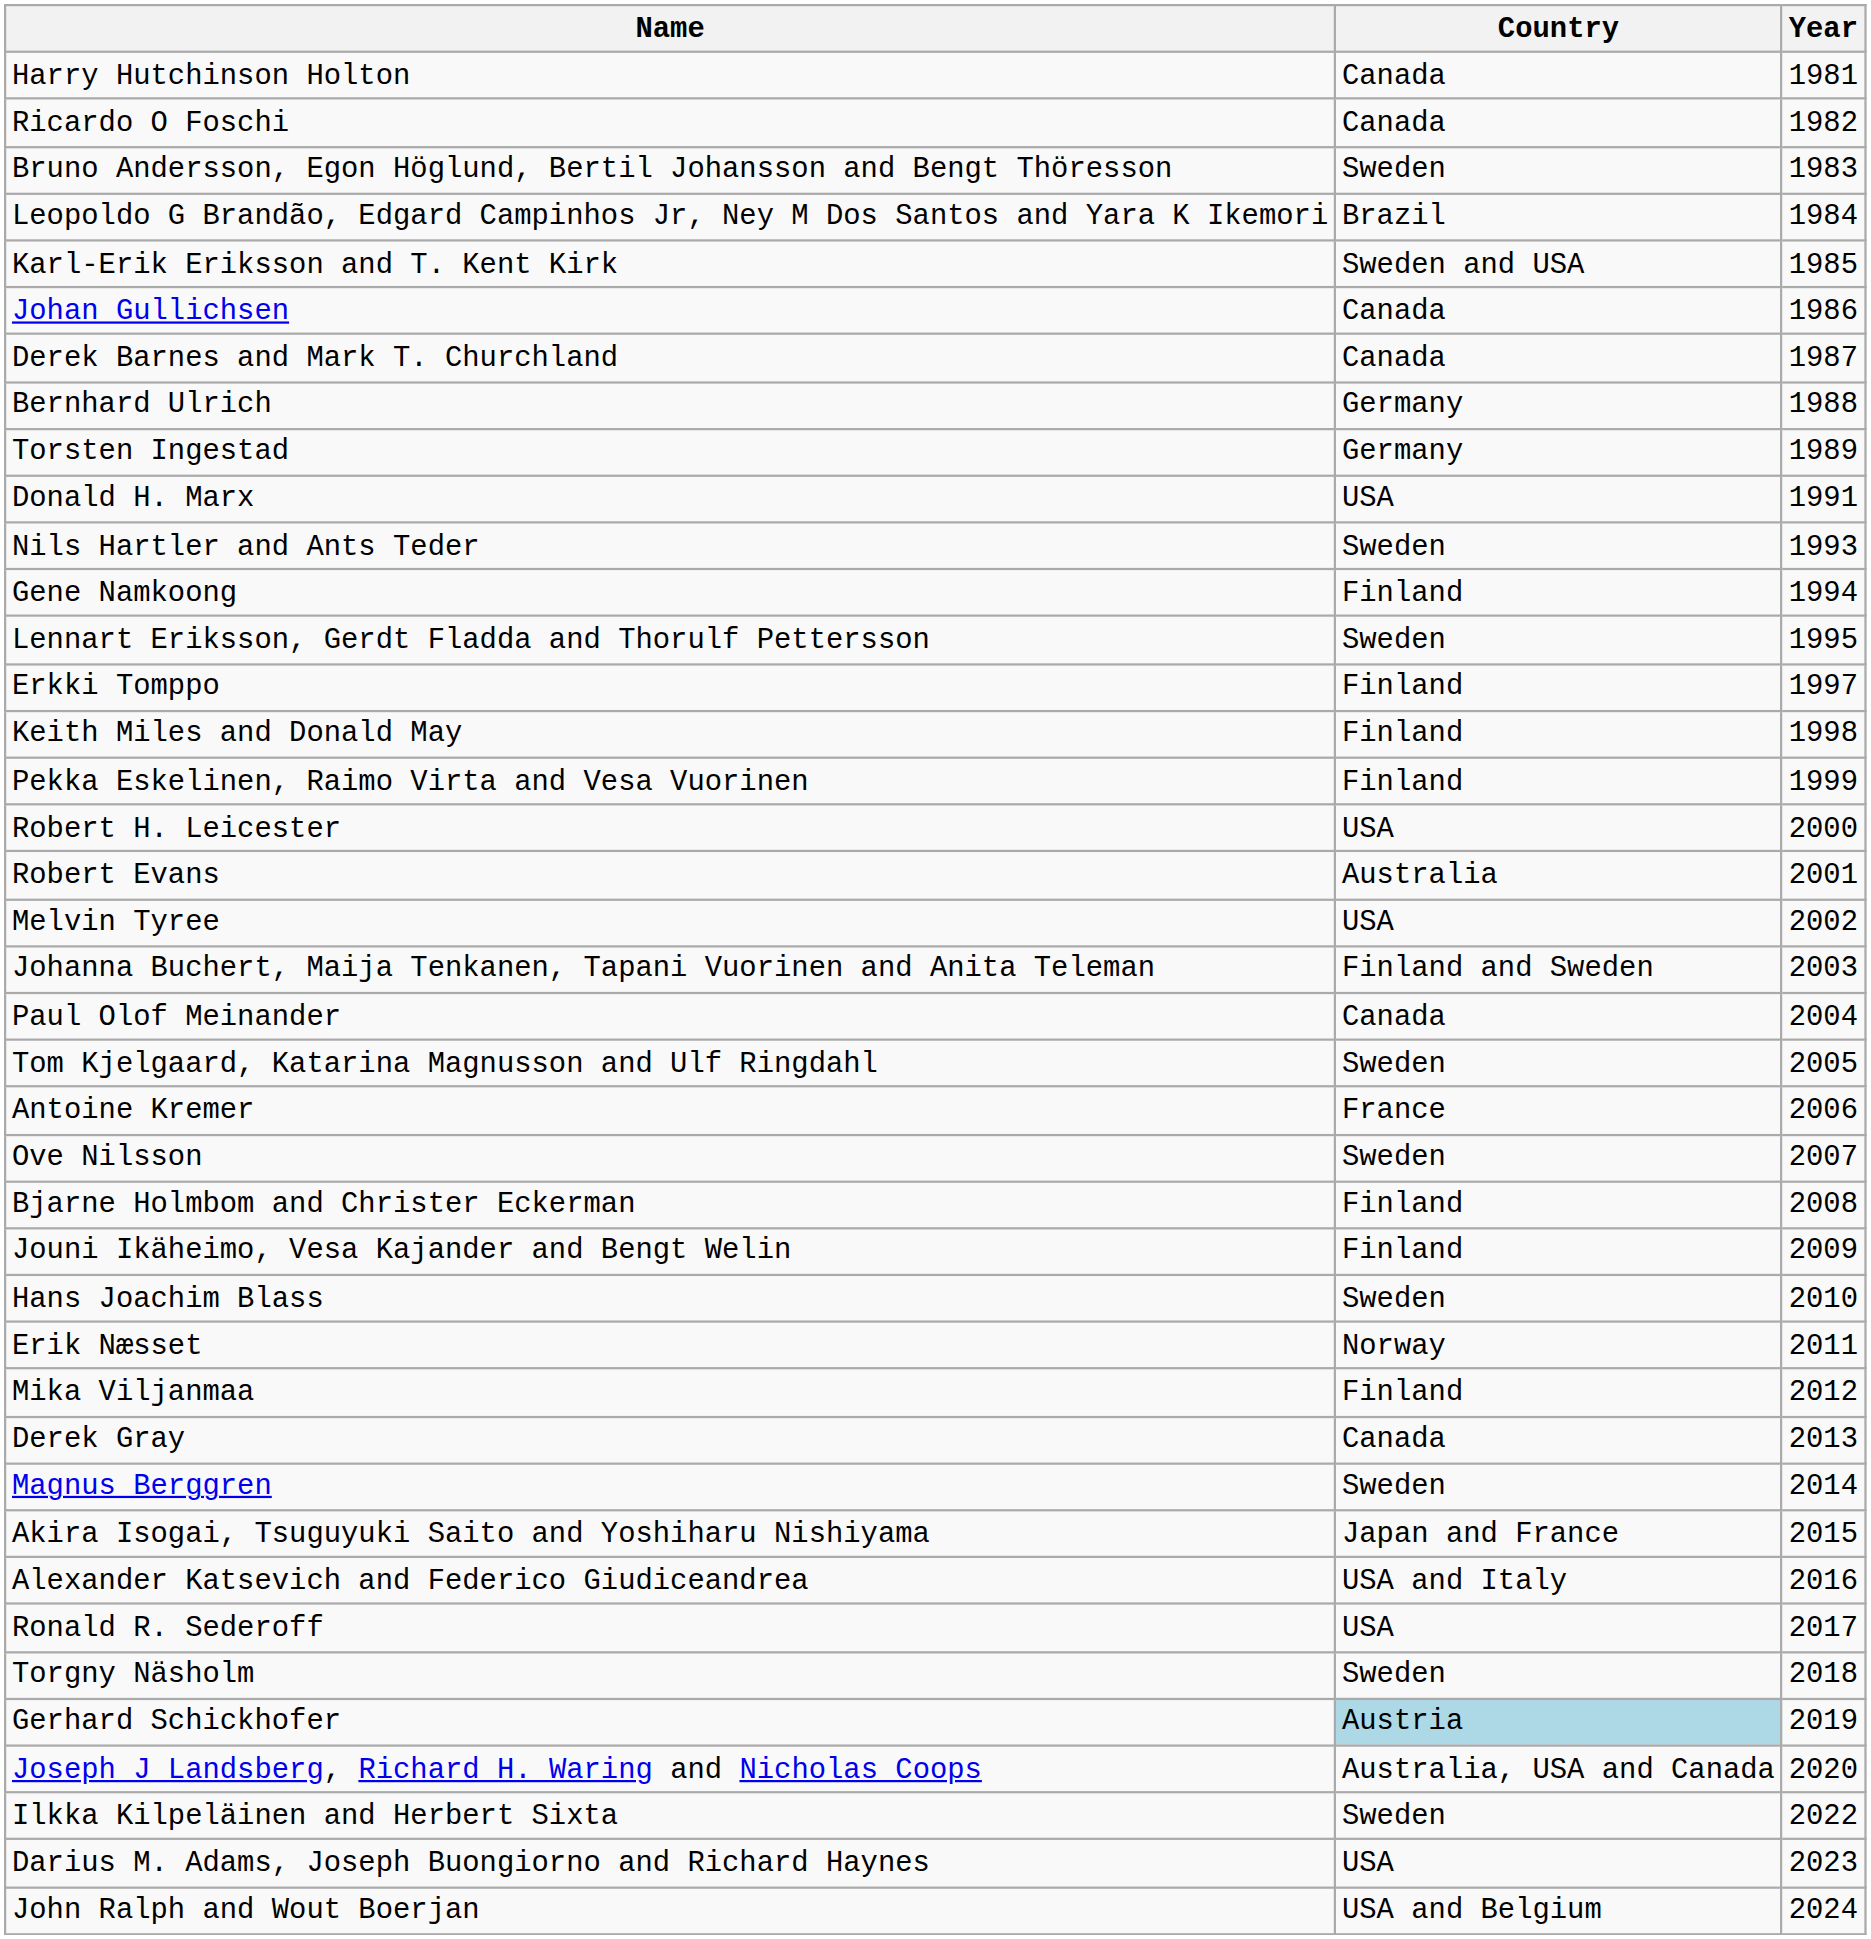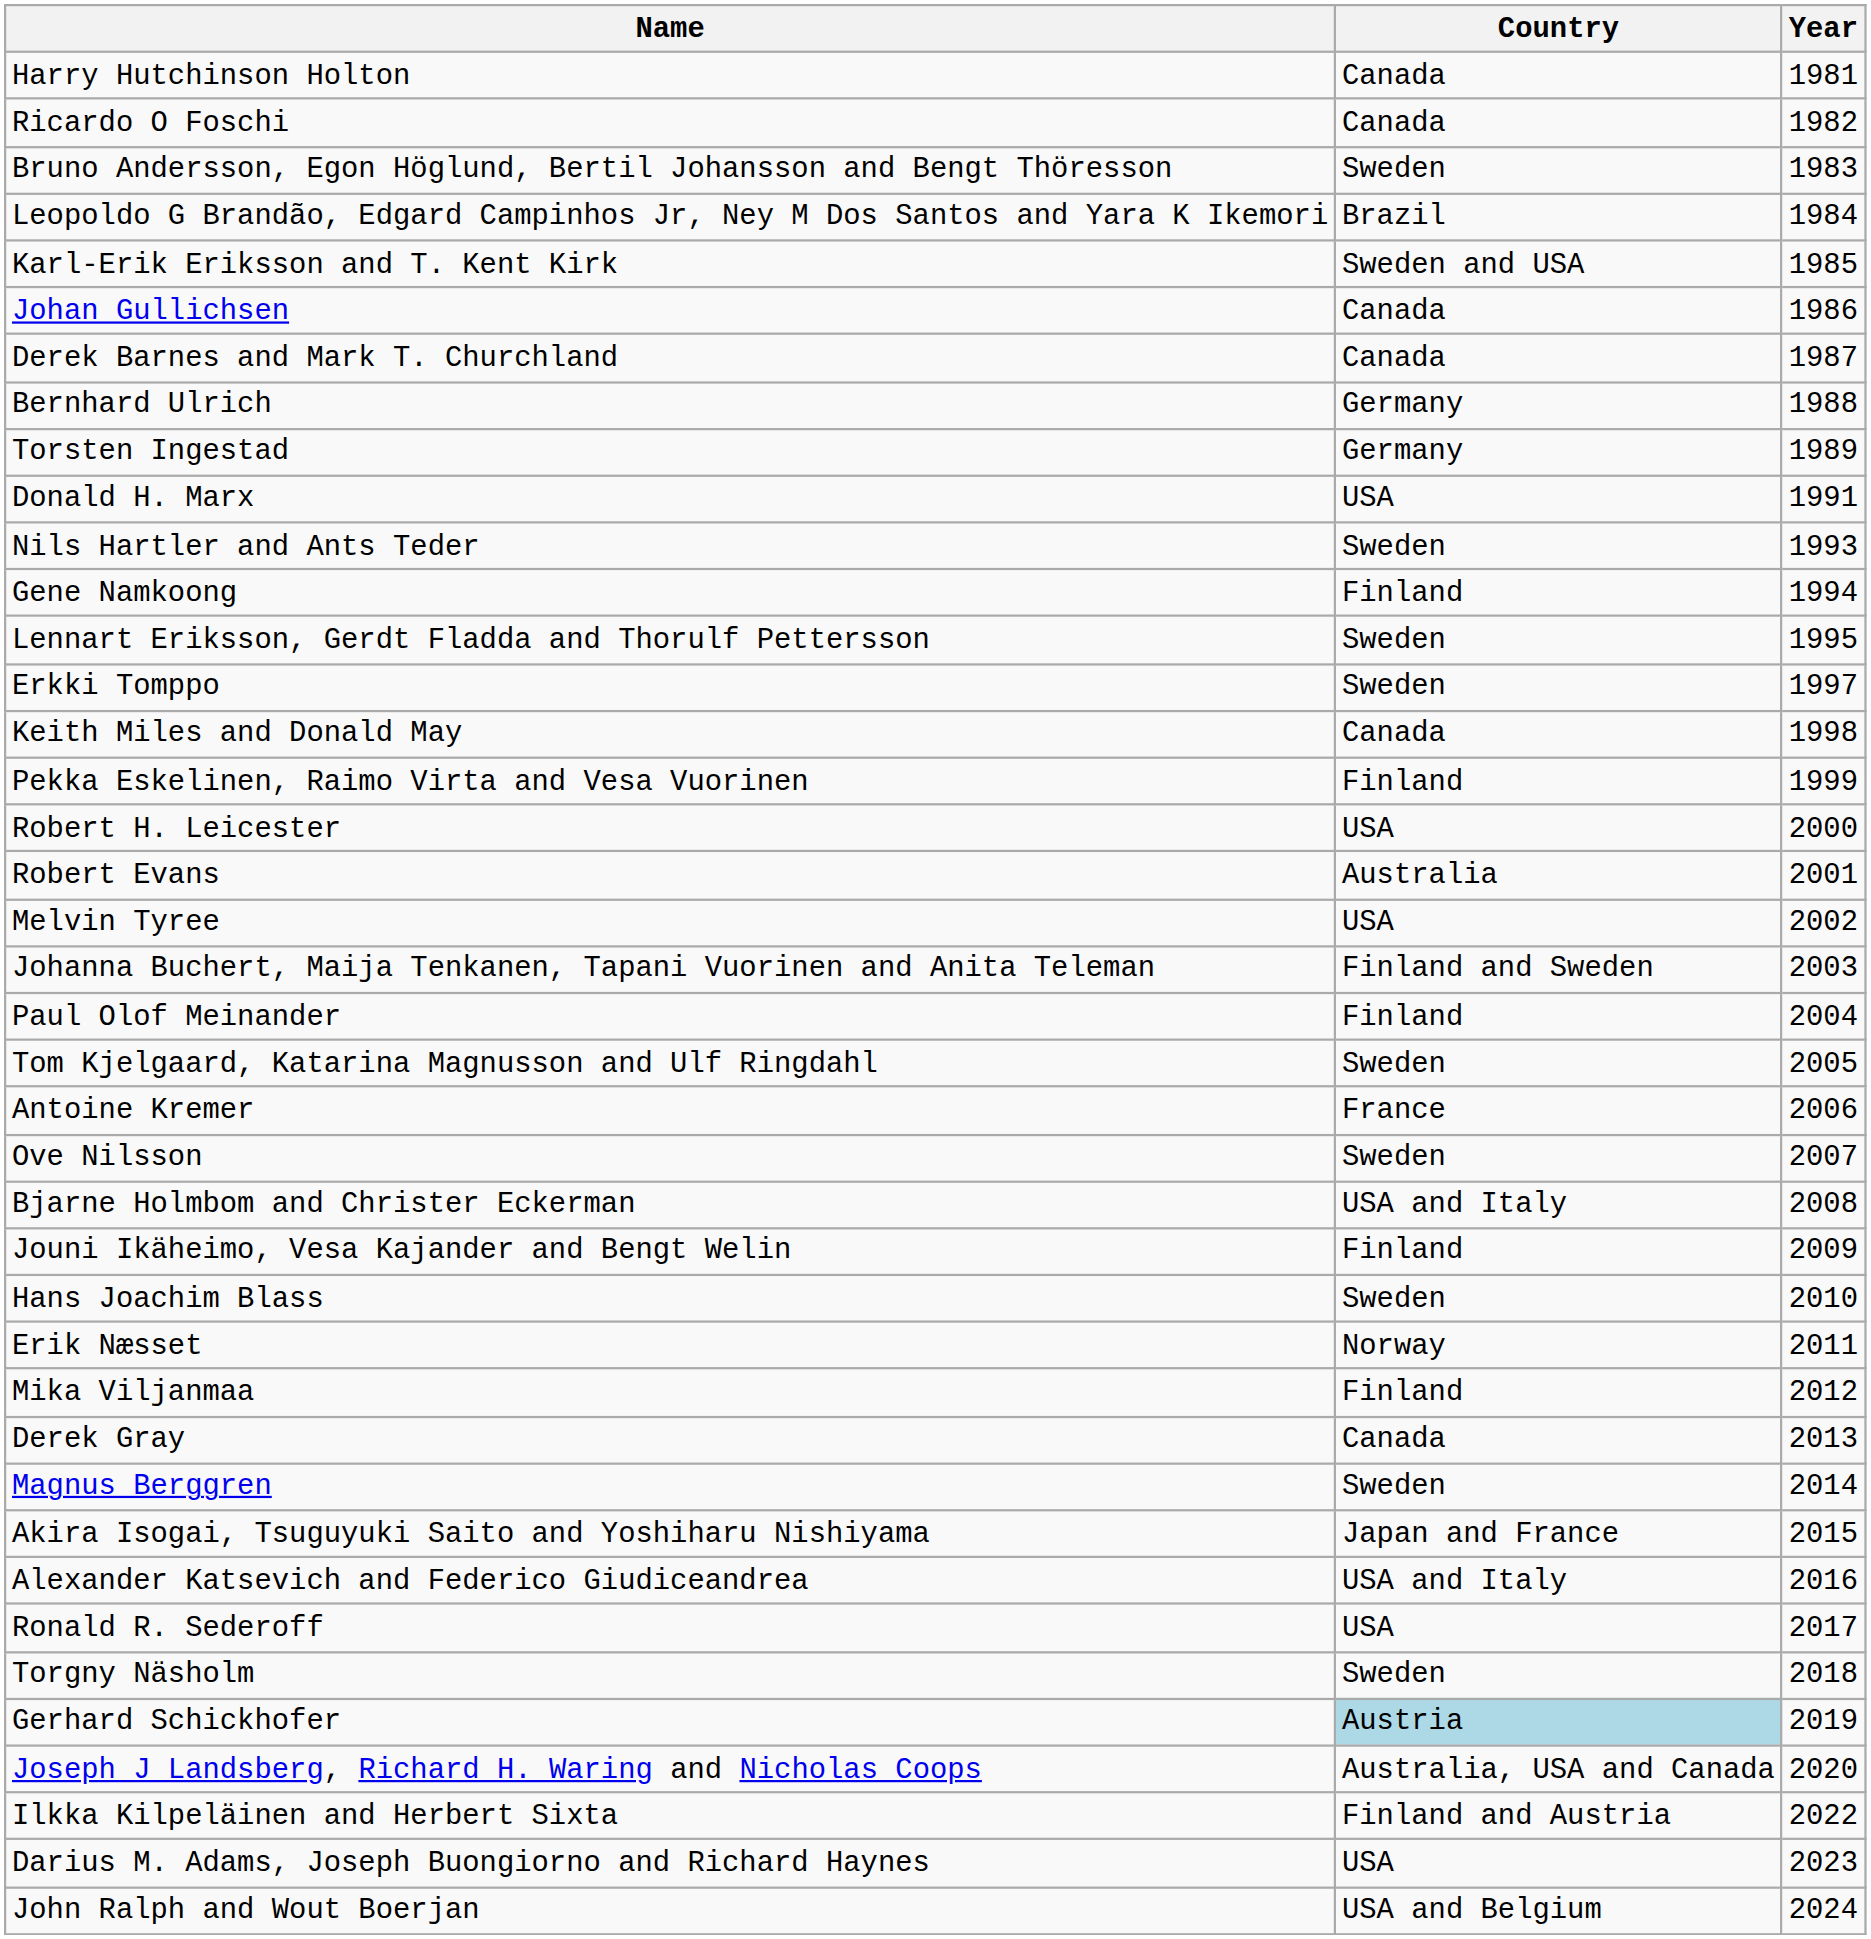(1403, 687) Finland -> (1394, 687) Sweden
(1403, 734) Finland -> (1394, 734) Canada
(1394, 1016) Canada -> (1403, 1016) Finland
(1403, 1205) Finland -> (1455, 1205) USA and Italy
(1394, 1816) Sweden -> (1507, 1816) Finland and Austria
